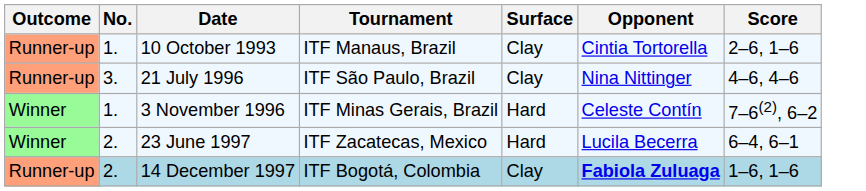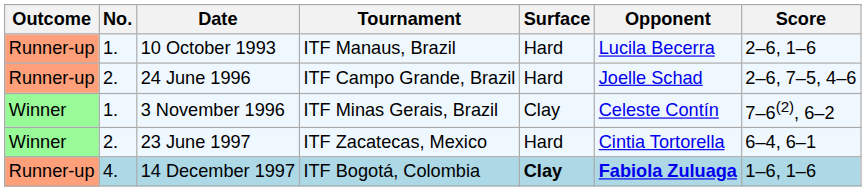(525, 48) Clay -> (543, 48) Hard
(644, 48) Cintia Tortorella -> (657, 48) Lucila Becerra
+ row: (196, 77)
- row: (192, 77)
(526, 109) Hard -> (542, 109) Clay
(640, 141) Lucila Becerra -> (662, 141) Cintia Tortorella
(111, 170) 2. -> (111, 170) 4.
(525, 170) normal -> (543, 170) bold
